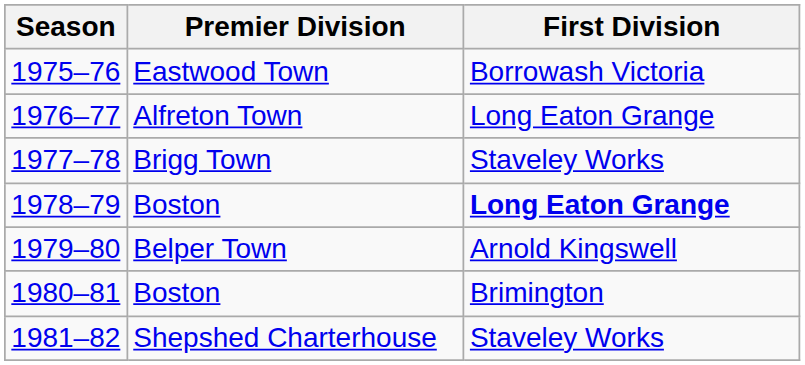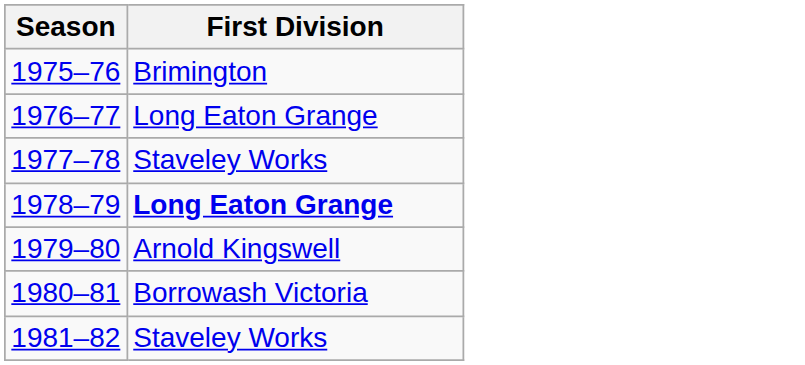- column: (295, 26)
(587, 71) Borrowash Victoria -> (200, 71) Brimington
(537, 293) Brimington -> (250, 293) Borrowash Victoria
